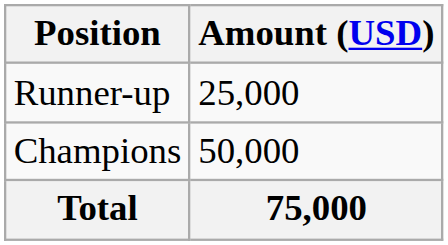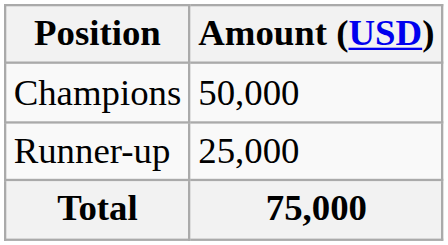rows swapped: (97, 150) <-> (92, 92)
